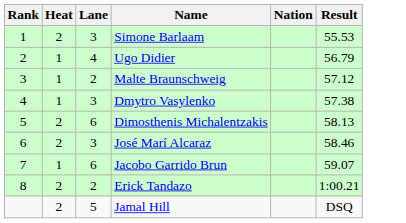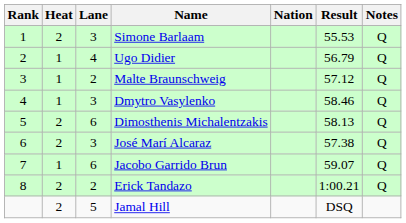+ column: (382, 15)
(339, 100) 57.38 -> (339, 100) 58.46
(339, 143) 58.46 -> (339, 143) 57.38
